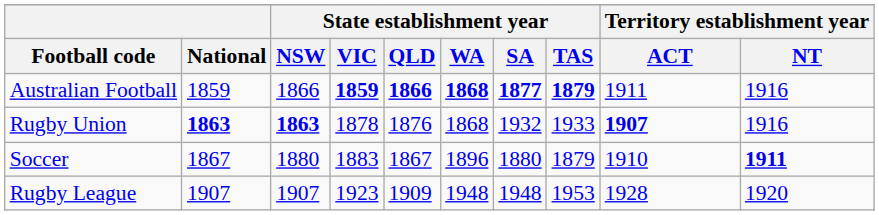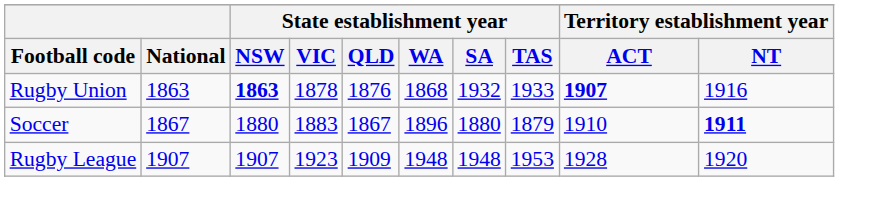- row: (93, 90)
(209, 124) bold -> (168, 90) normal
